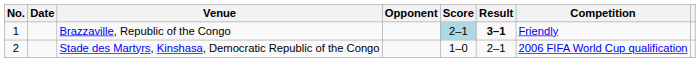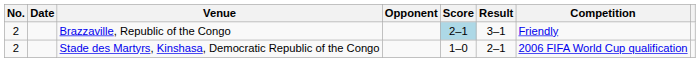(16, 31) 1 -> (16, 31) 2
(496, 31) bold -> (496, 31) normal
